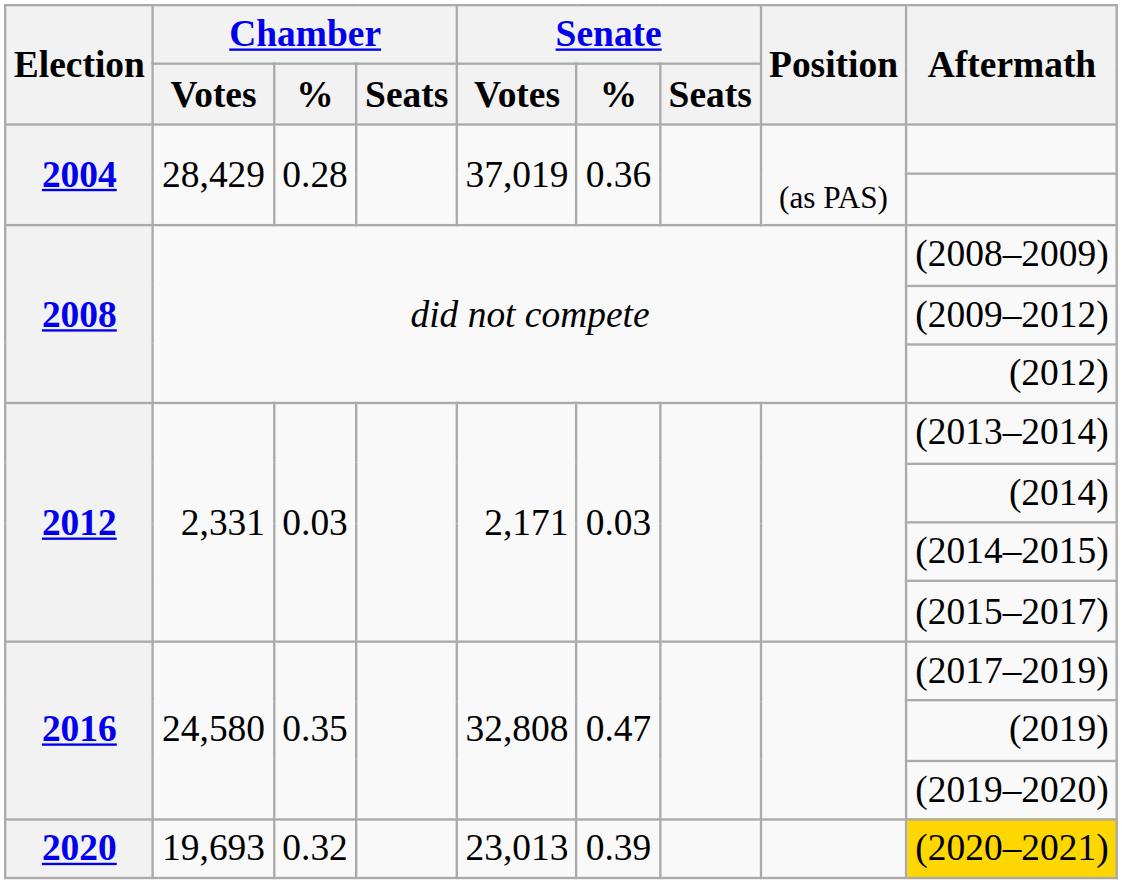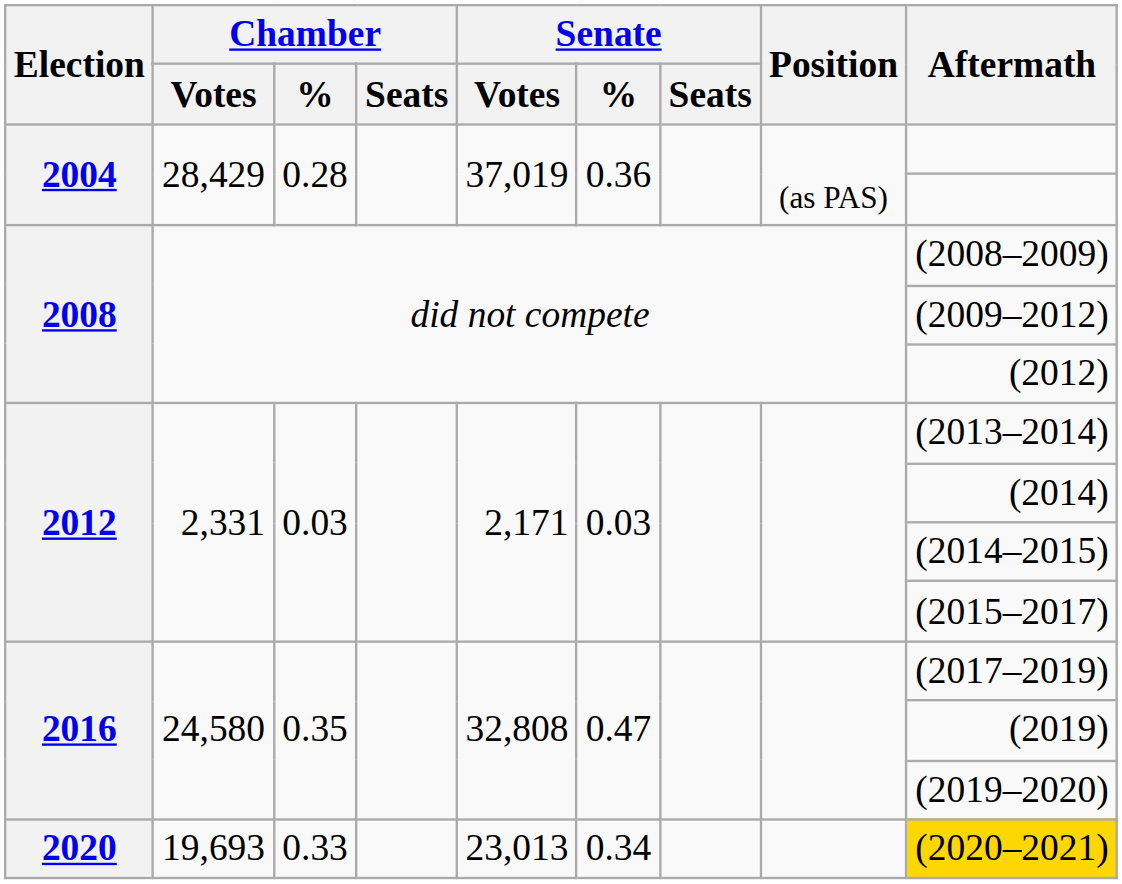(315, 848) 0.32 -> (315, 848) 0.33
(619, 848) 0.39 -> (619, 848) 0.34
